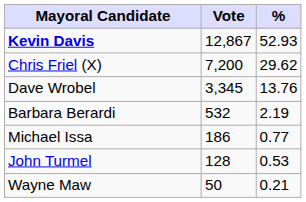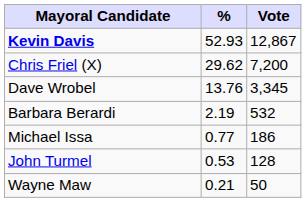columns swapped: (229, 16) <-> (279, 16)
